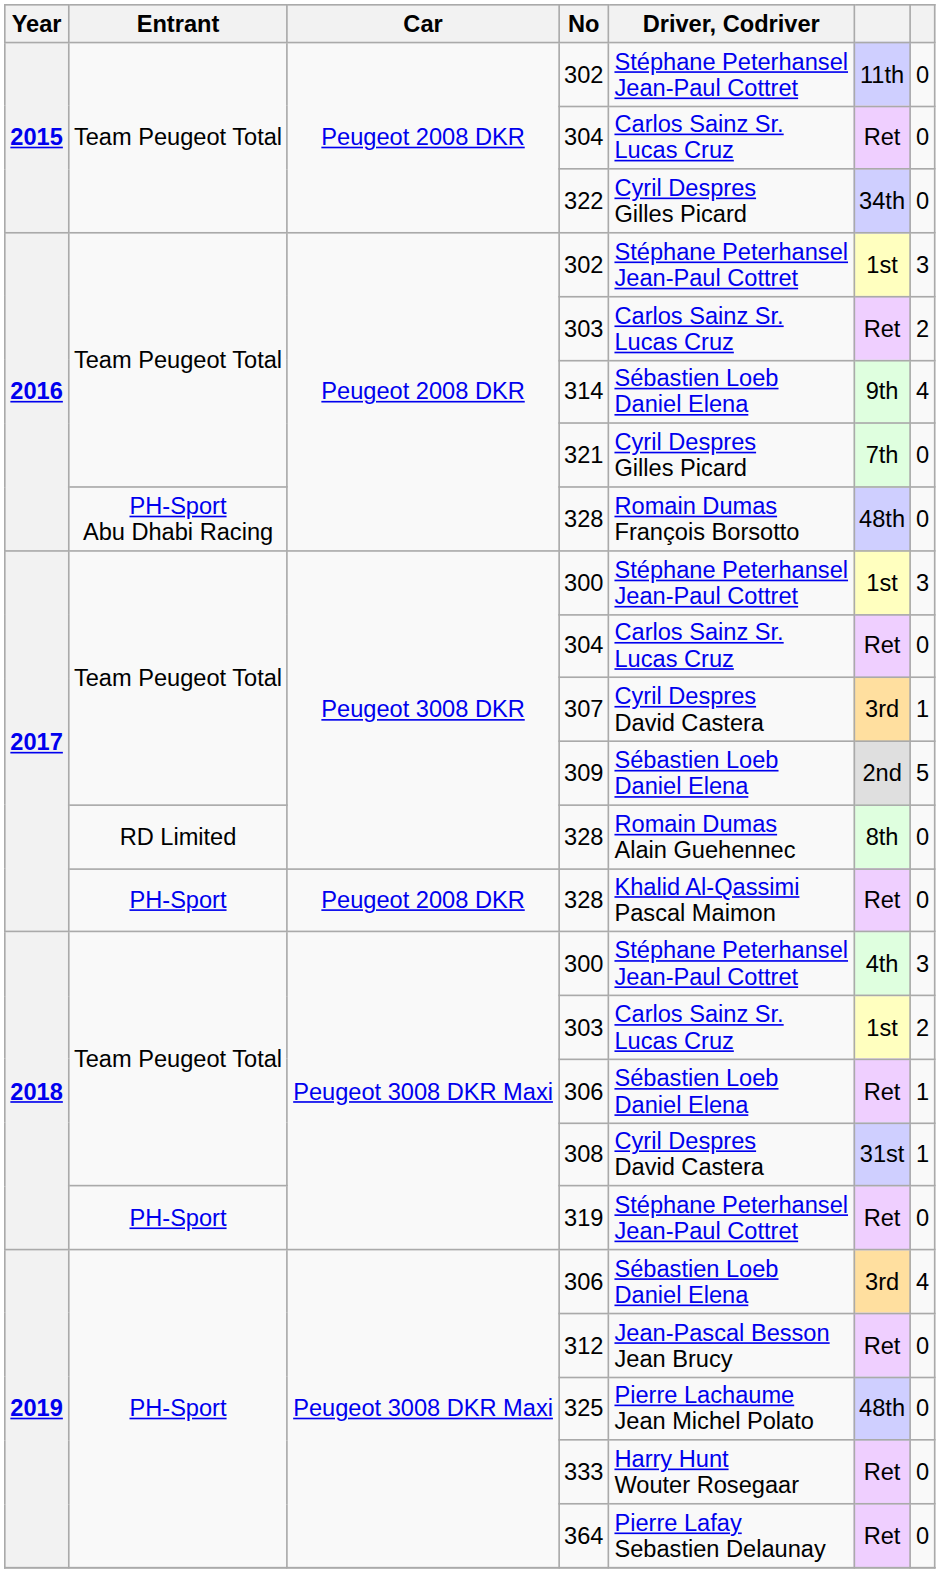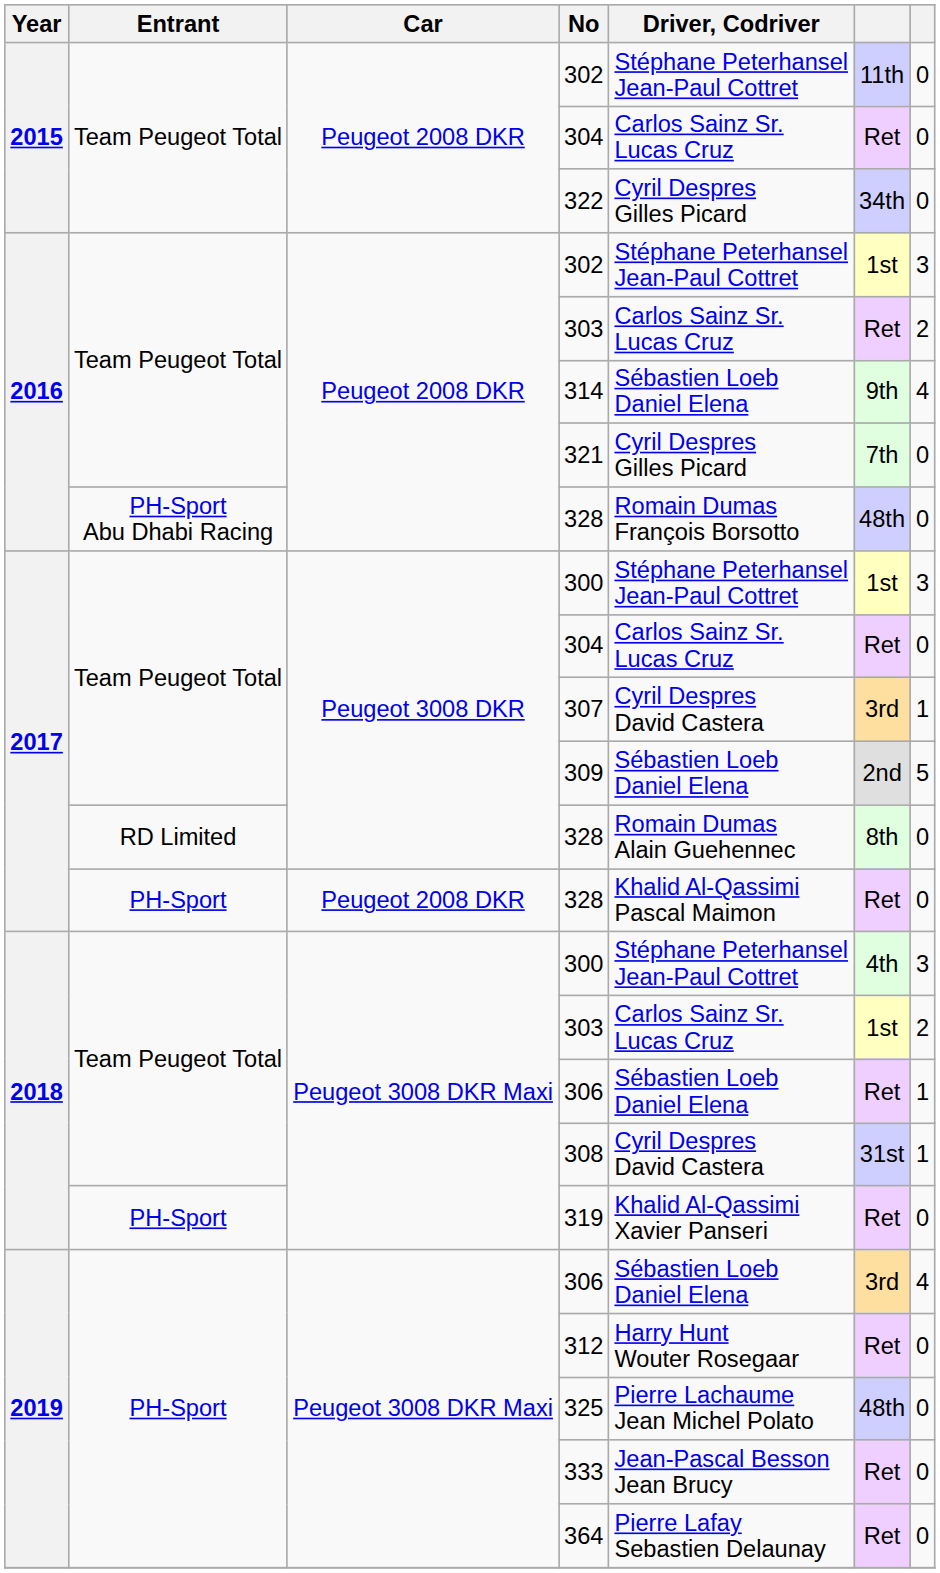(731, 1218) Stéphane Peterhansel Jean-Paul Cottret -> (707, 1218) Khalid Al-Qassimi Xavier Panseri
(722, 1345) Jean-Pascal Besson Jean Brucy -> (707, 1345) Harry Hunt Wouter Rosegaar
(707, 1472) Harry Hunt Wouter Rosegaar -> (722, 1472) Jean-Pascal Besson Jean Brucy
